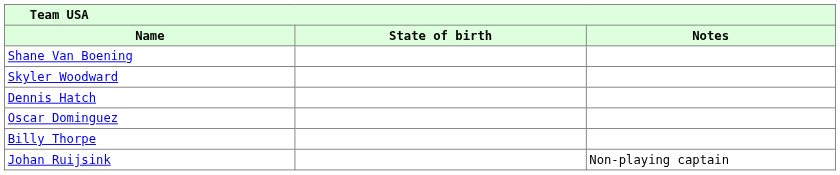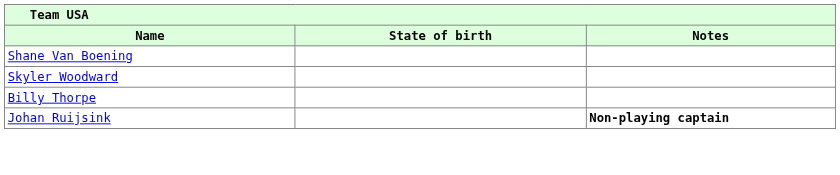- row: (52, 98)
- row: (63, 118)
(659, 160) normal -> (659, 118) bold
